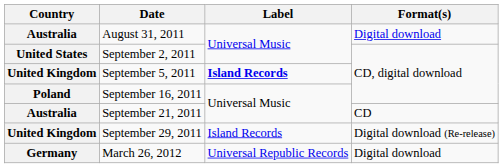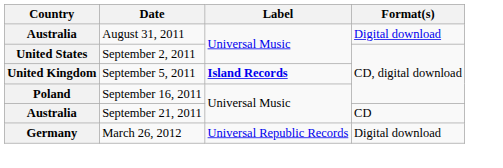- row: (152, 133)
